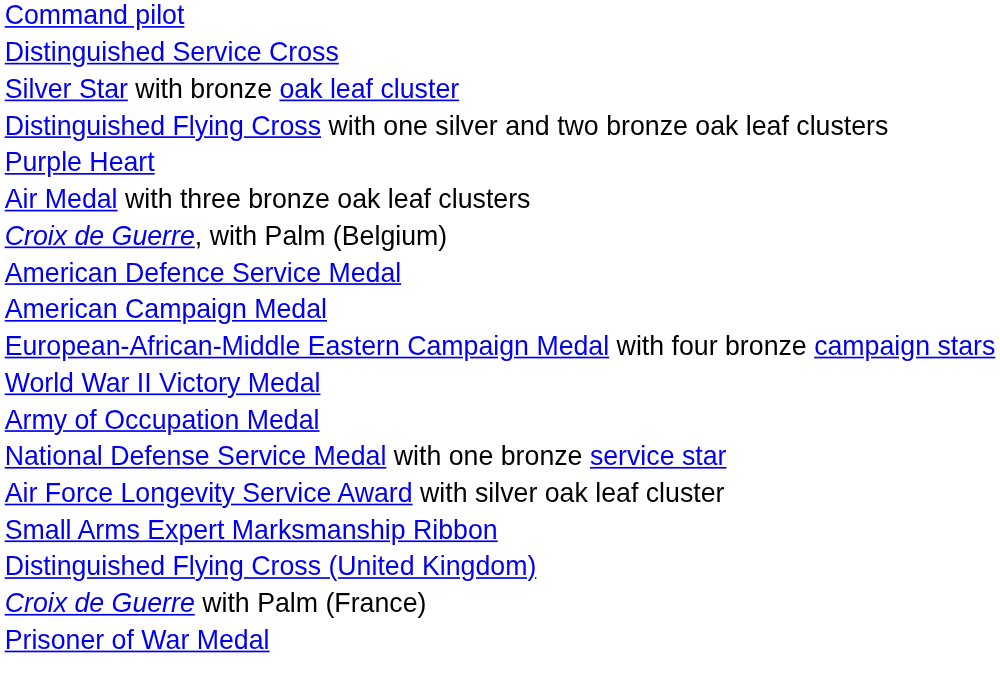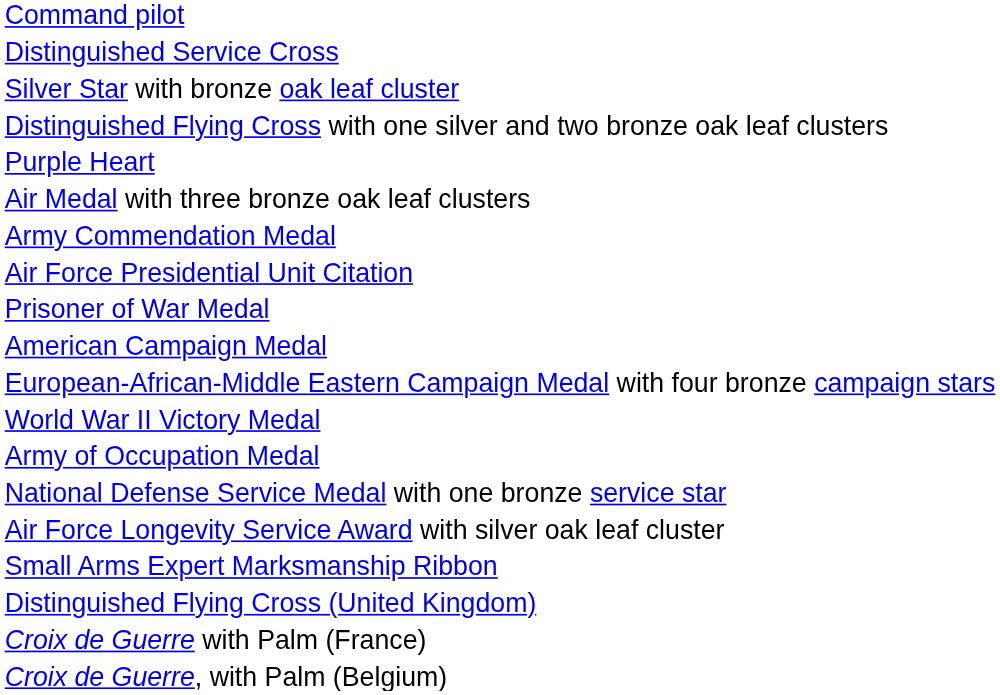+ row: (170, 236)
+ row: (209, 272)
rows swapped: (137, 640) <-> (226, 236)
- row: (203, 272)
